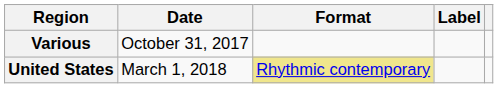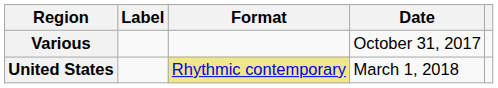columns swapped: (185, 17) <-> (459, 17)
